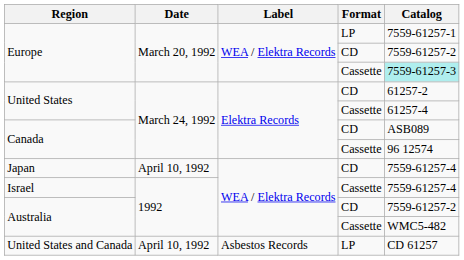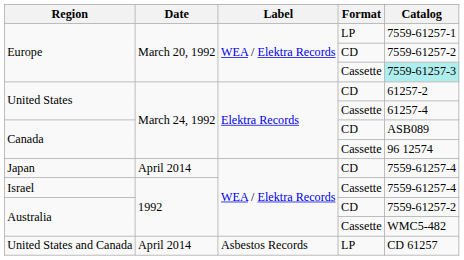(174, 168) April 10, 1992 -> (165, 168) April 2014
(174, 245) April 10, 1992 -> (165, 245) April 2014
